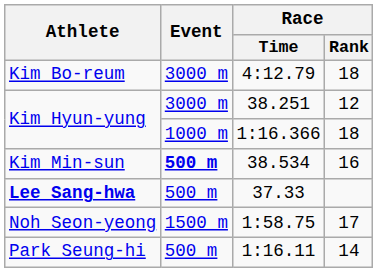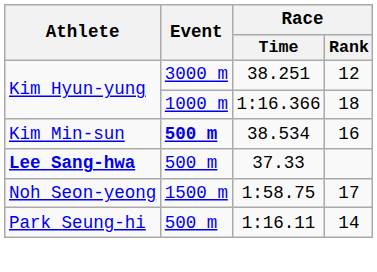- row: (278, 75)
